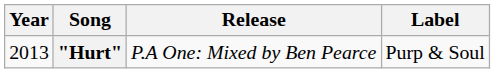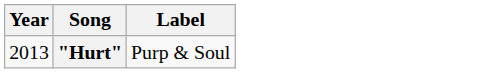- column: (254, 20)
